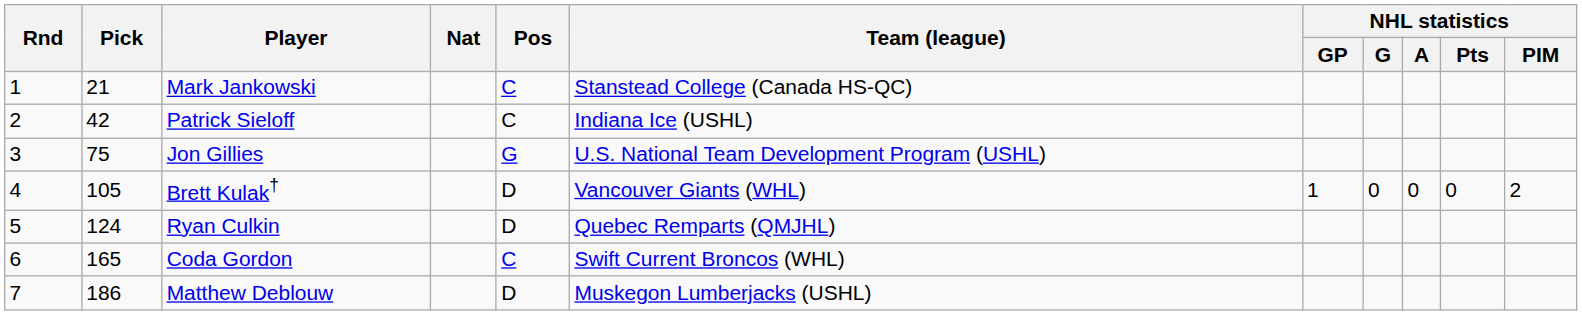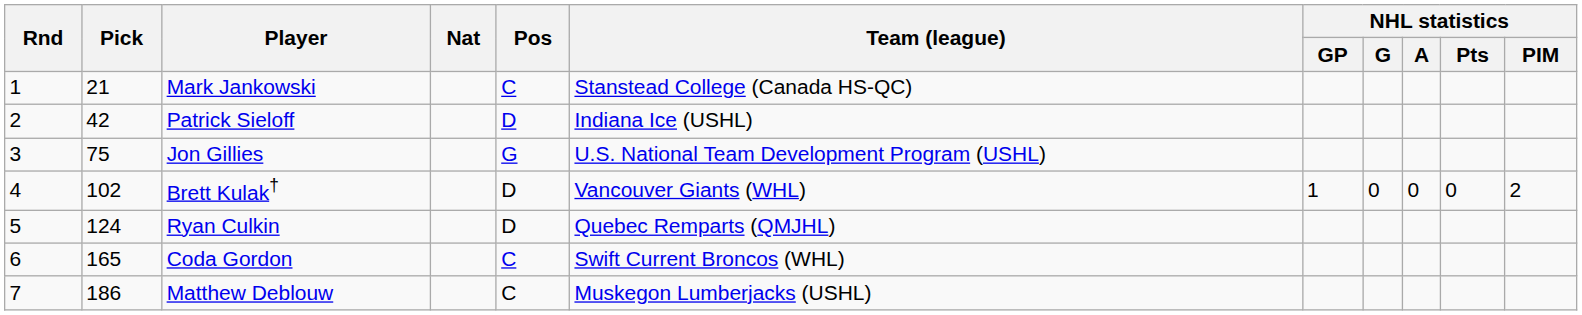(509, 120) C -> (509, 120) D
(104, 190) 105 -> (104, 190) 102
(509, 292) D -> (509, 292) C
